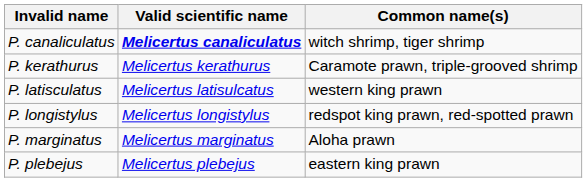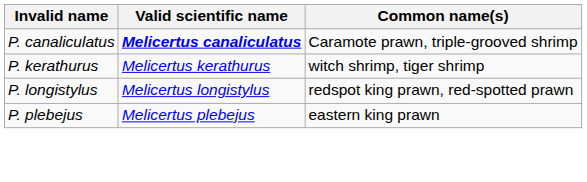(396, 41) witch shrimp, tiger shrimp -> (443, 41) Caramote prawn, triple-grooved shrimp
(443, 66) Caramote prawn, triple-grooved shrimp -> (396, 66) witch shrimp, tiger shrimp
- row: (55, 90)
- row: (55, 139)
